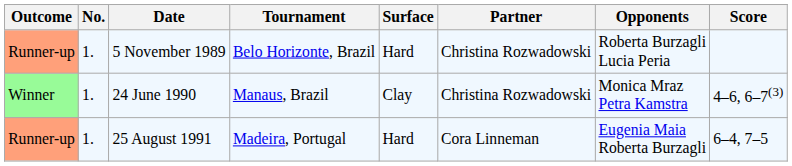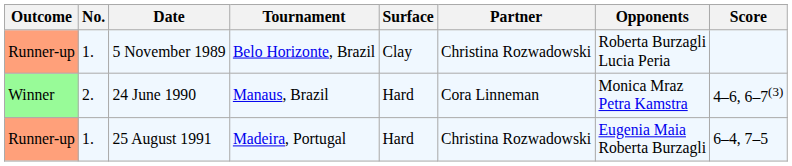(398, 51) Hard -> (397, 51) Clay
(88, 94) 1. -> (88, 94) 2.
(397, 94) Clay -> (398, 94) Hard
(516, 94) Christina Rozwadowski -> (490, 94) Cora Linneman
(490, 138) Cora Linneman -> (516, 138) Christina Rozwadowski
